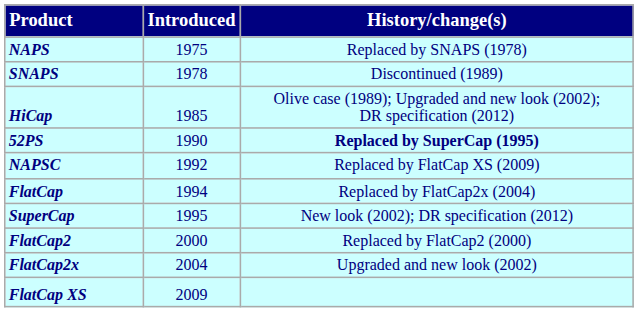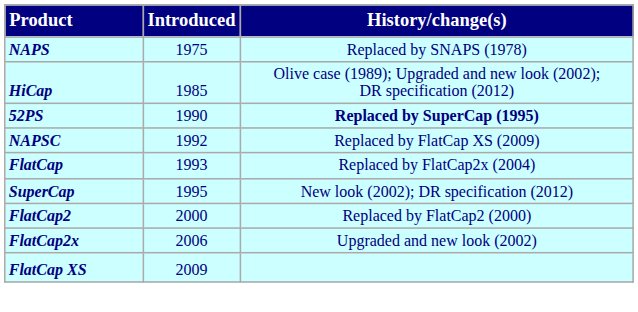- row: (34, 74)
(191, 191) 1994 -> (191, 166) 1993
(191, 266) 2004 -> (191, 241) 2006
